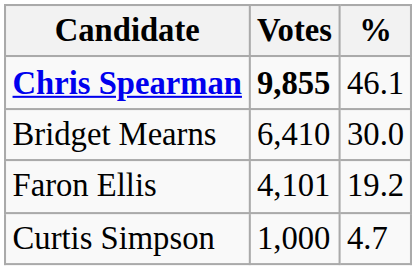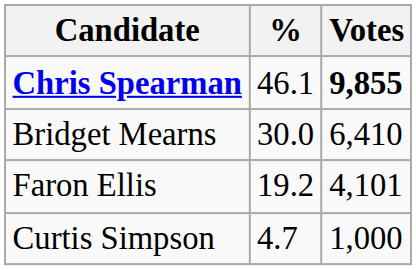columns swapped: (294, 30) <-> (376, 30)
